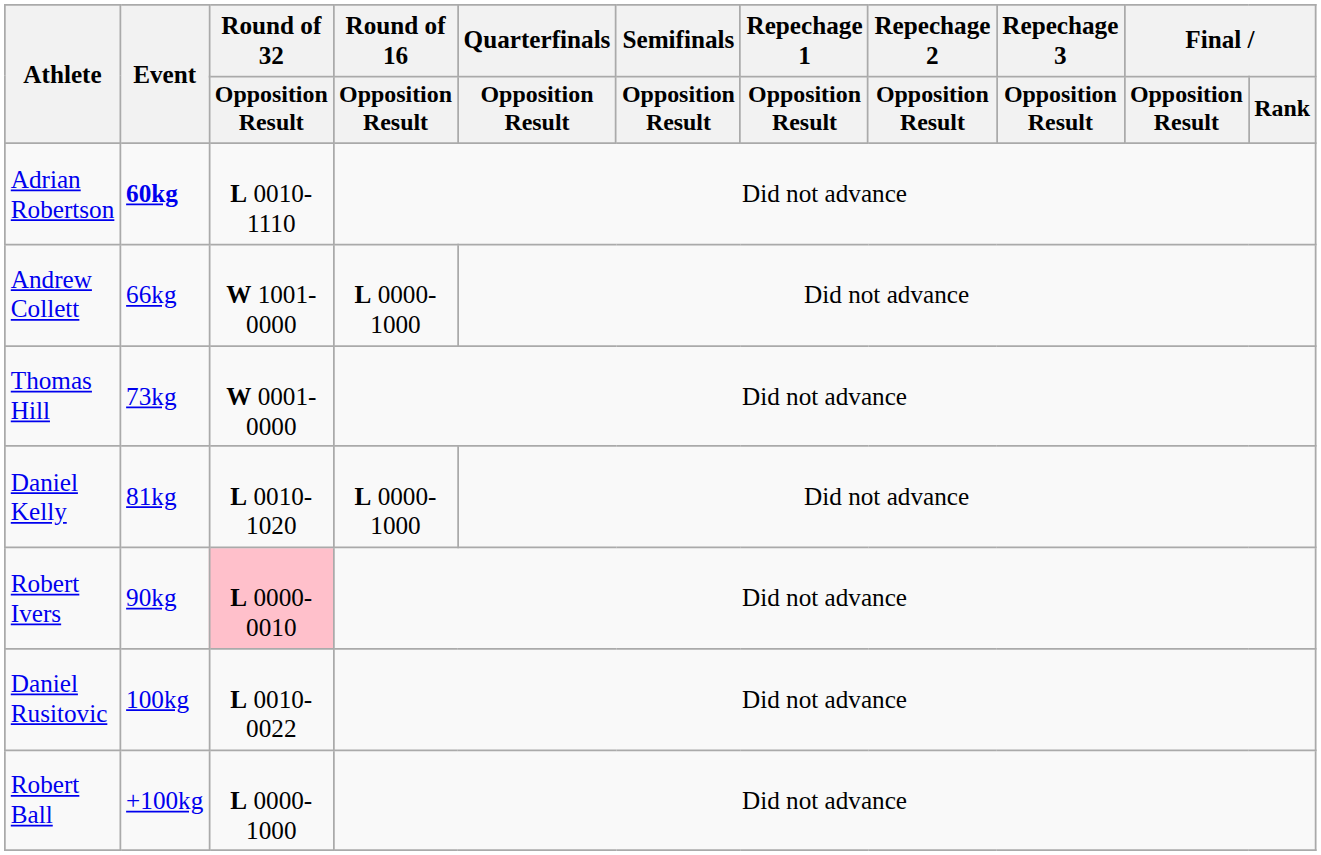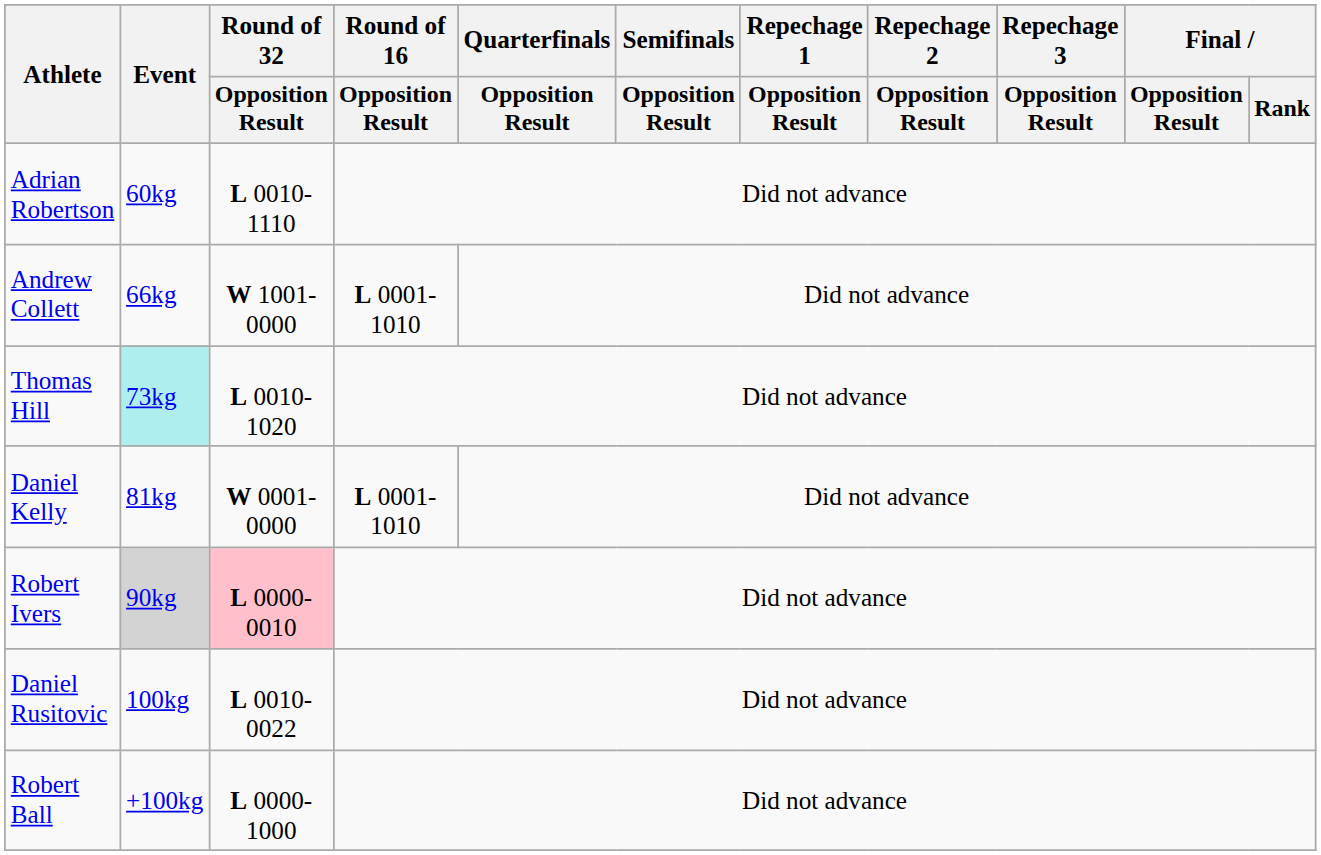(152, 194) bold -> (151, 194) normal
(396, 309) L 0000-1000 -> (396, 309) L 0001-1010
(151, 396) no background -> (151, 396) paleturquoise background
(271, 411) W 0001-0000 -> (271, 411) L 0010-1020
(271, 512) L 0010-1020 -> (271, 512) W 0001-0000
(396, 512) L 0000-1000 -> (396, 512) L 0001-1010
(151, 598) no background -> (151, 598) lightgrey background
